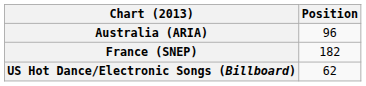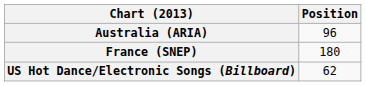(330, 52) 182 -> (330, 52) 180
